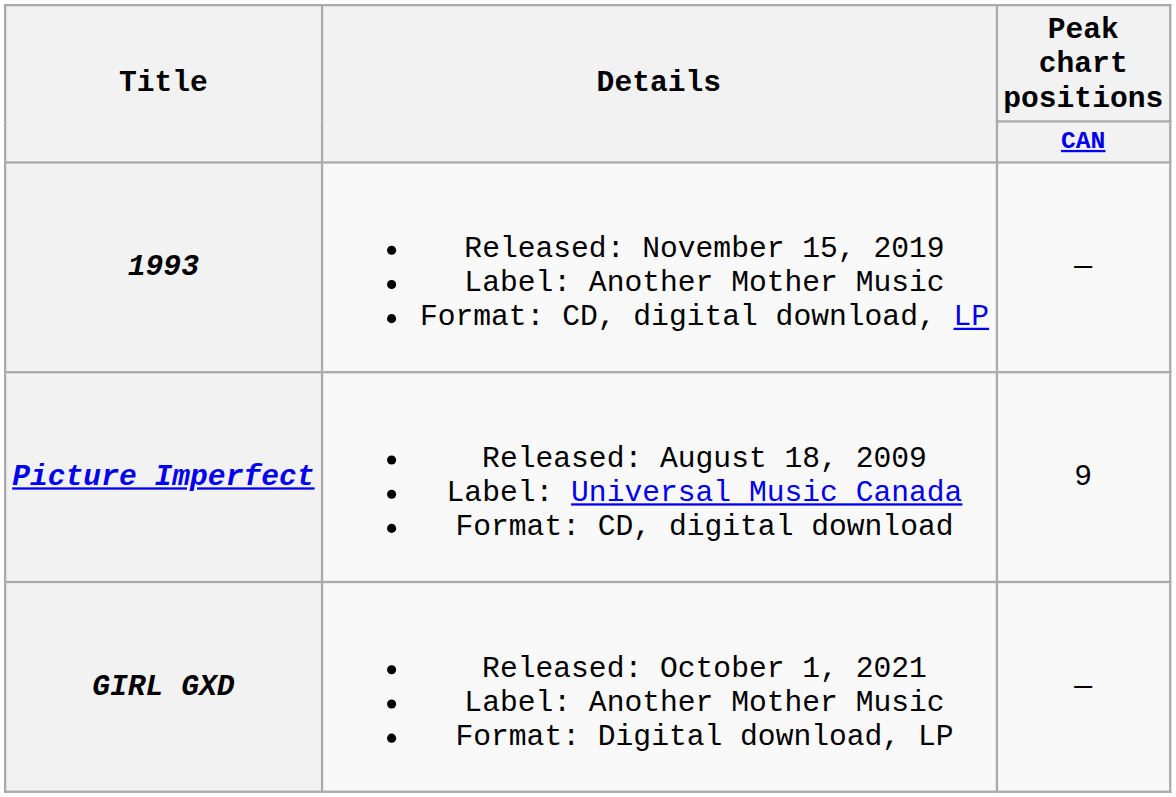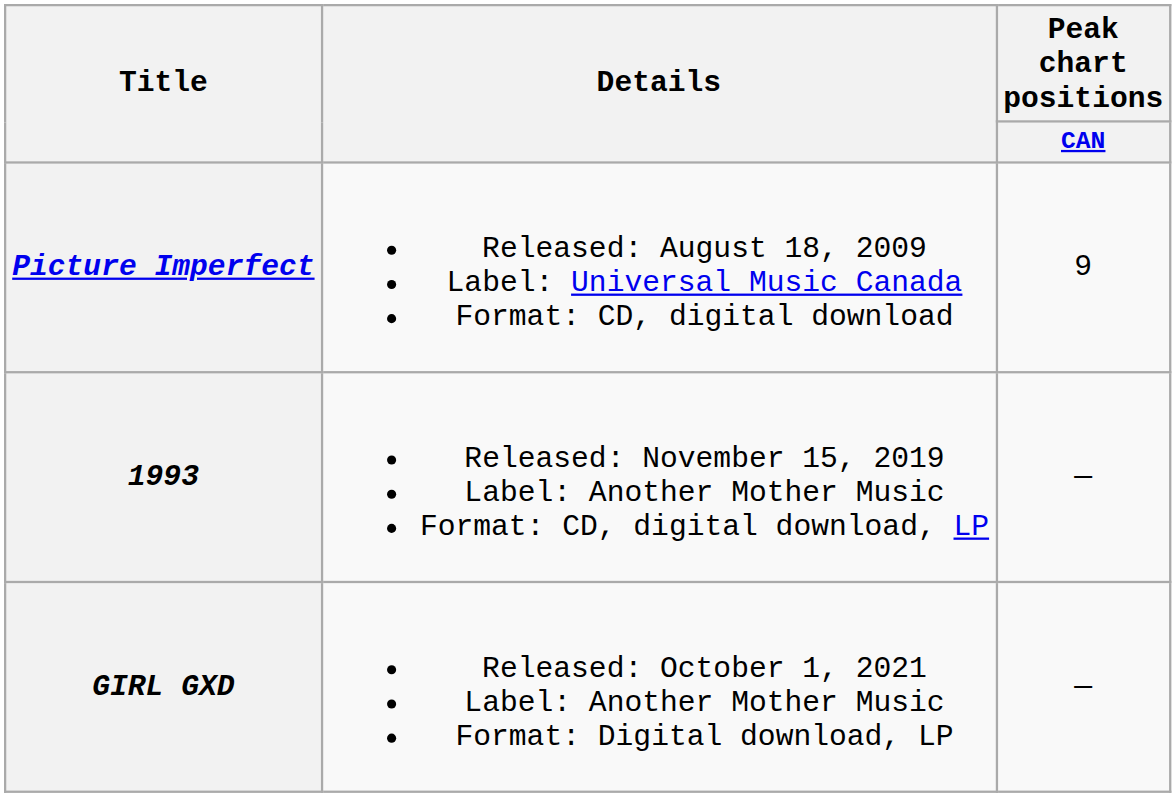rows swapped: (163, 477) <-> (163, 266)
